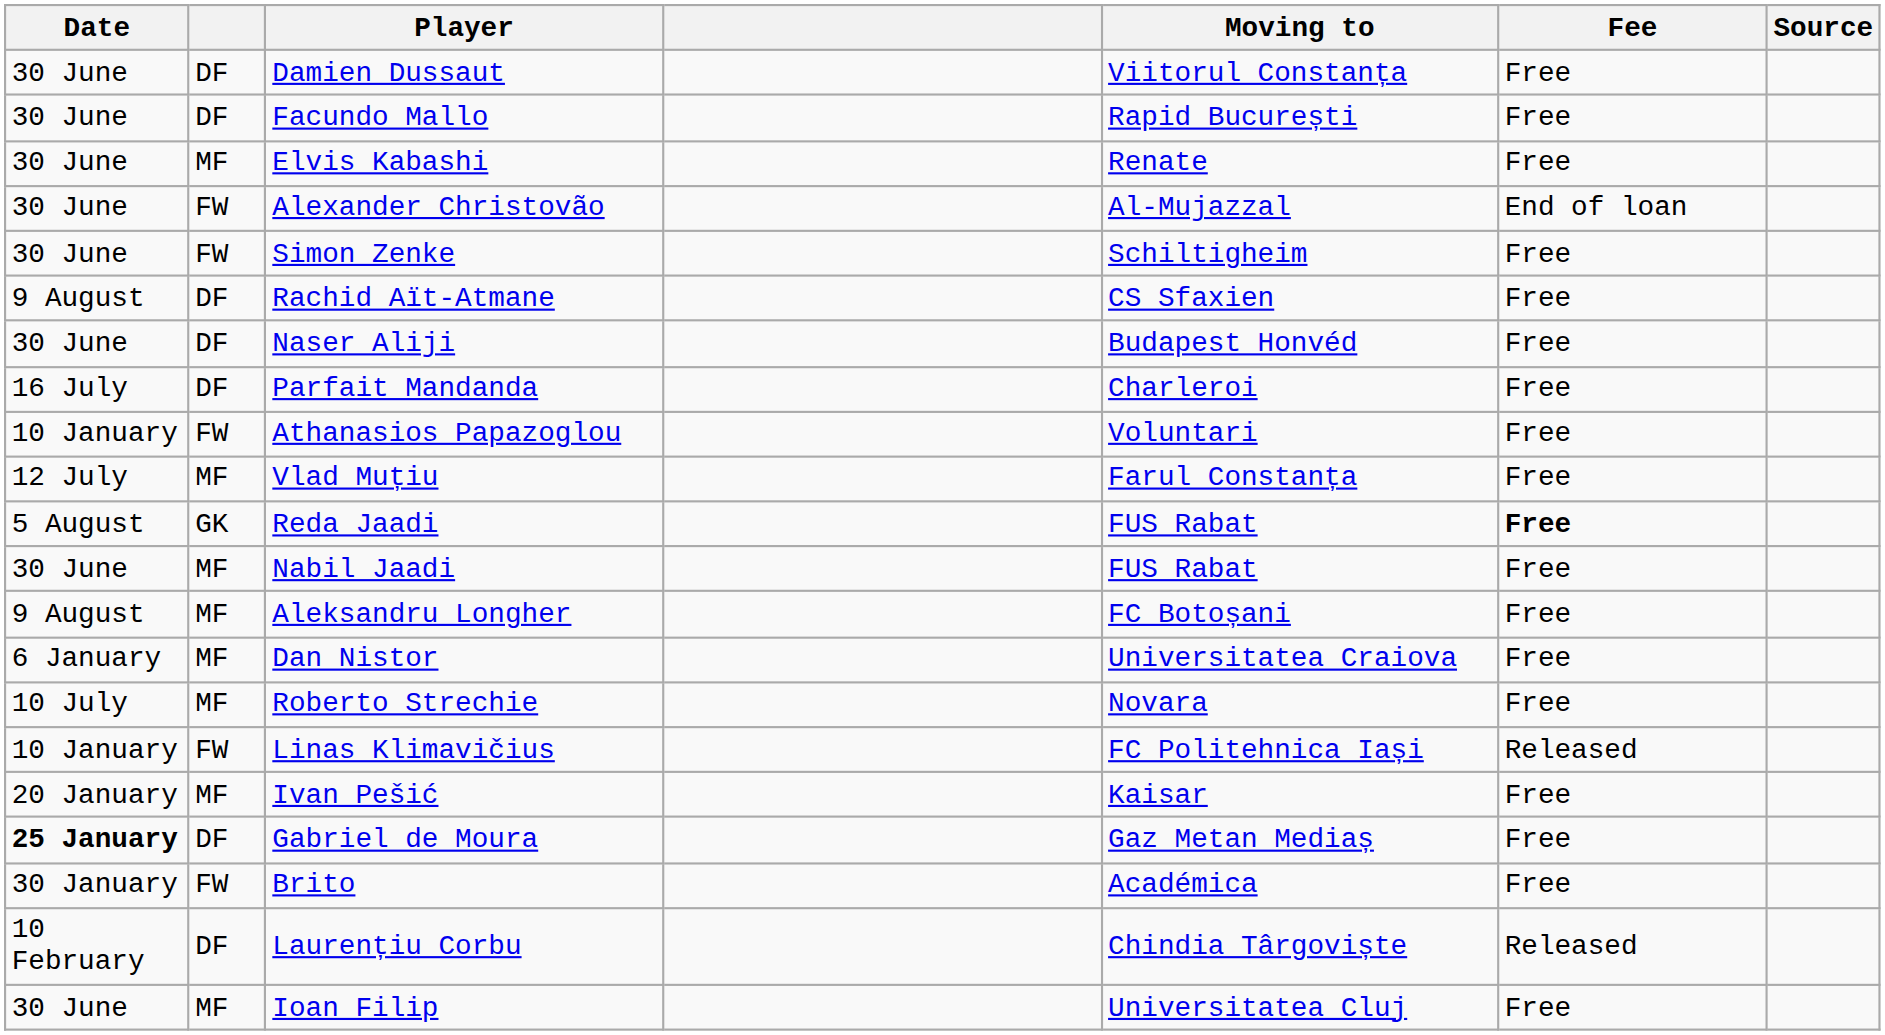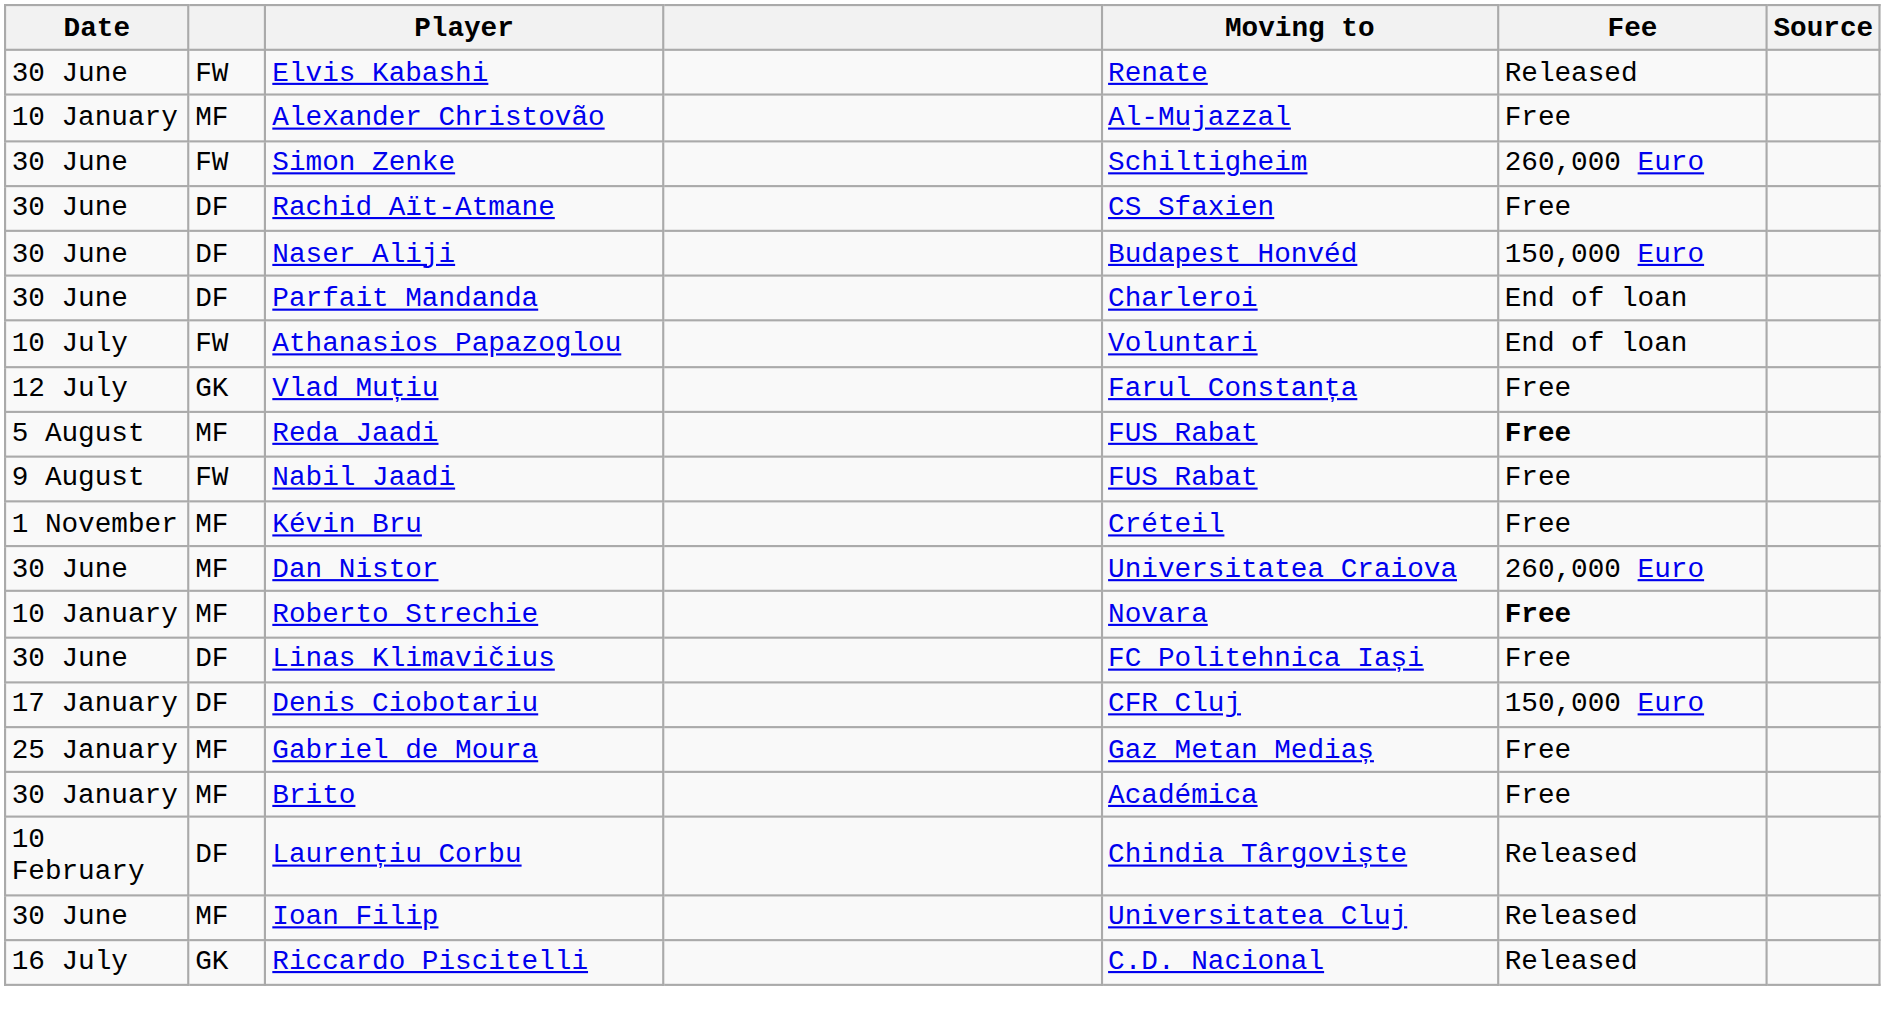- row: (389, 73)
- row: (380, 118)
(212, 163) MF -> (212, 73) FW
(1538, 163) Free -> (1571, 73) Released
(70, 208) 30 June -> (95, 118) 10 January
(212, 208) FW -> (212, 118) MF
(1596, 208) End of loan -> (1538, 118) Free
(1538, 253) Free -> (1604, 163) 260,000 Euro
(78, 298) 9 August -> (70, 208) 30 June
(1538, 344) Free -> (1604, 253) 150,000 Euro
(70, 389) 16 July -> (70, 298) 30 June
(1538, 389) Free -> (1596, 298) End of loan
(95, 434) 10 January -> (70, 344) 10 July
(1538, 434) Free -> (1596, 344) End of loan
(212, 479) MF -> (212, 389) GK
(212, 524) GK -> (212, 434) MF
(70, 569) 30 June -> (78, 479) 9 August
(212, 569) MF -> (212, 479) FW
- row: (422, 614)
+ row: (347, 524)
(86, 659) 6 January -> (70, 569) 30 June
(1538, 659) Free -> (1604, 569) 260,000 Euro
(70, 705) 10 July -> (95, 614) 10 January
(1538, 705) normal -> (1538, 614) bold
(95, 750) 10 January -> (70, 659) 30 June
(212, 750) FW -> (212, 659) DF
(1571, 750) Released -> (1538, 659) Free
+ row: (405, 705)
- row: (355, 795)
(95, 840) bold -> (95, 750) normal
(212, 840) DF -> (212, 750) MF
(212, 885) FW -> (212, 795) MF
(1538, 1007) Free -> (1571, 917) Released
+ row: (430, 962)
